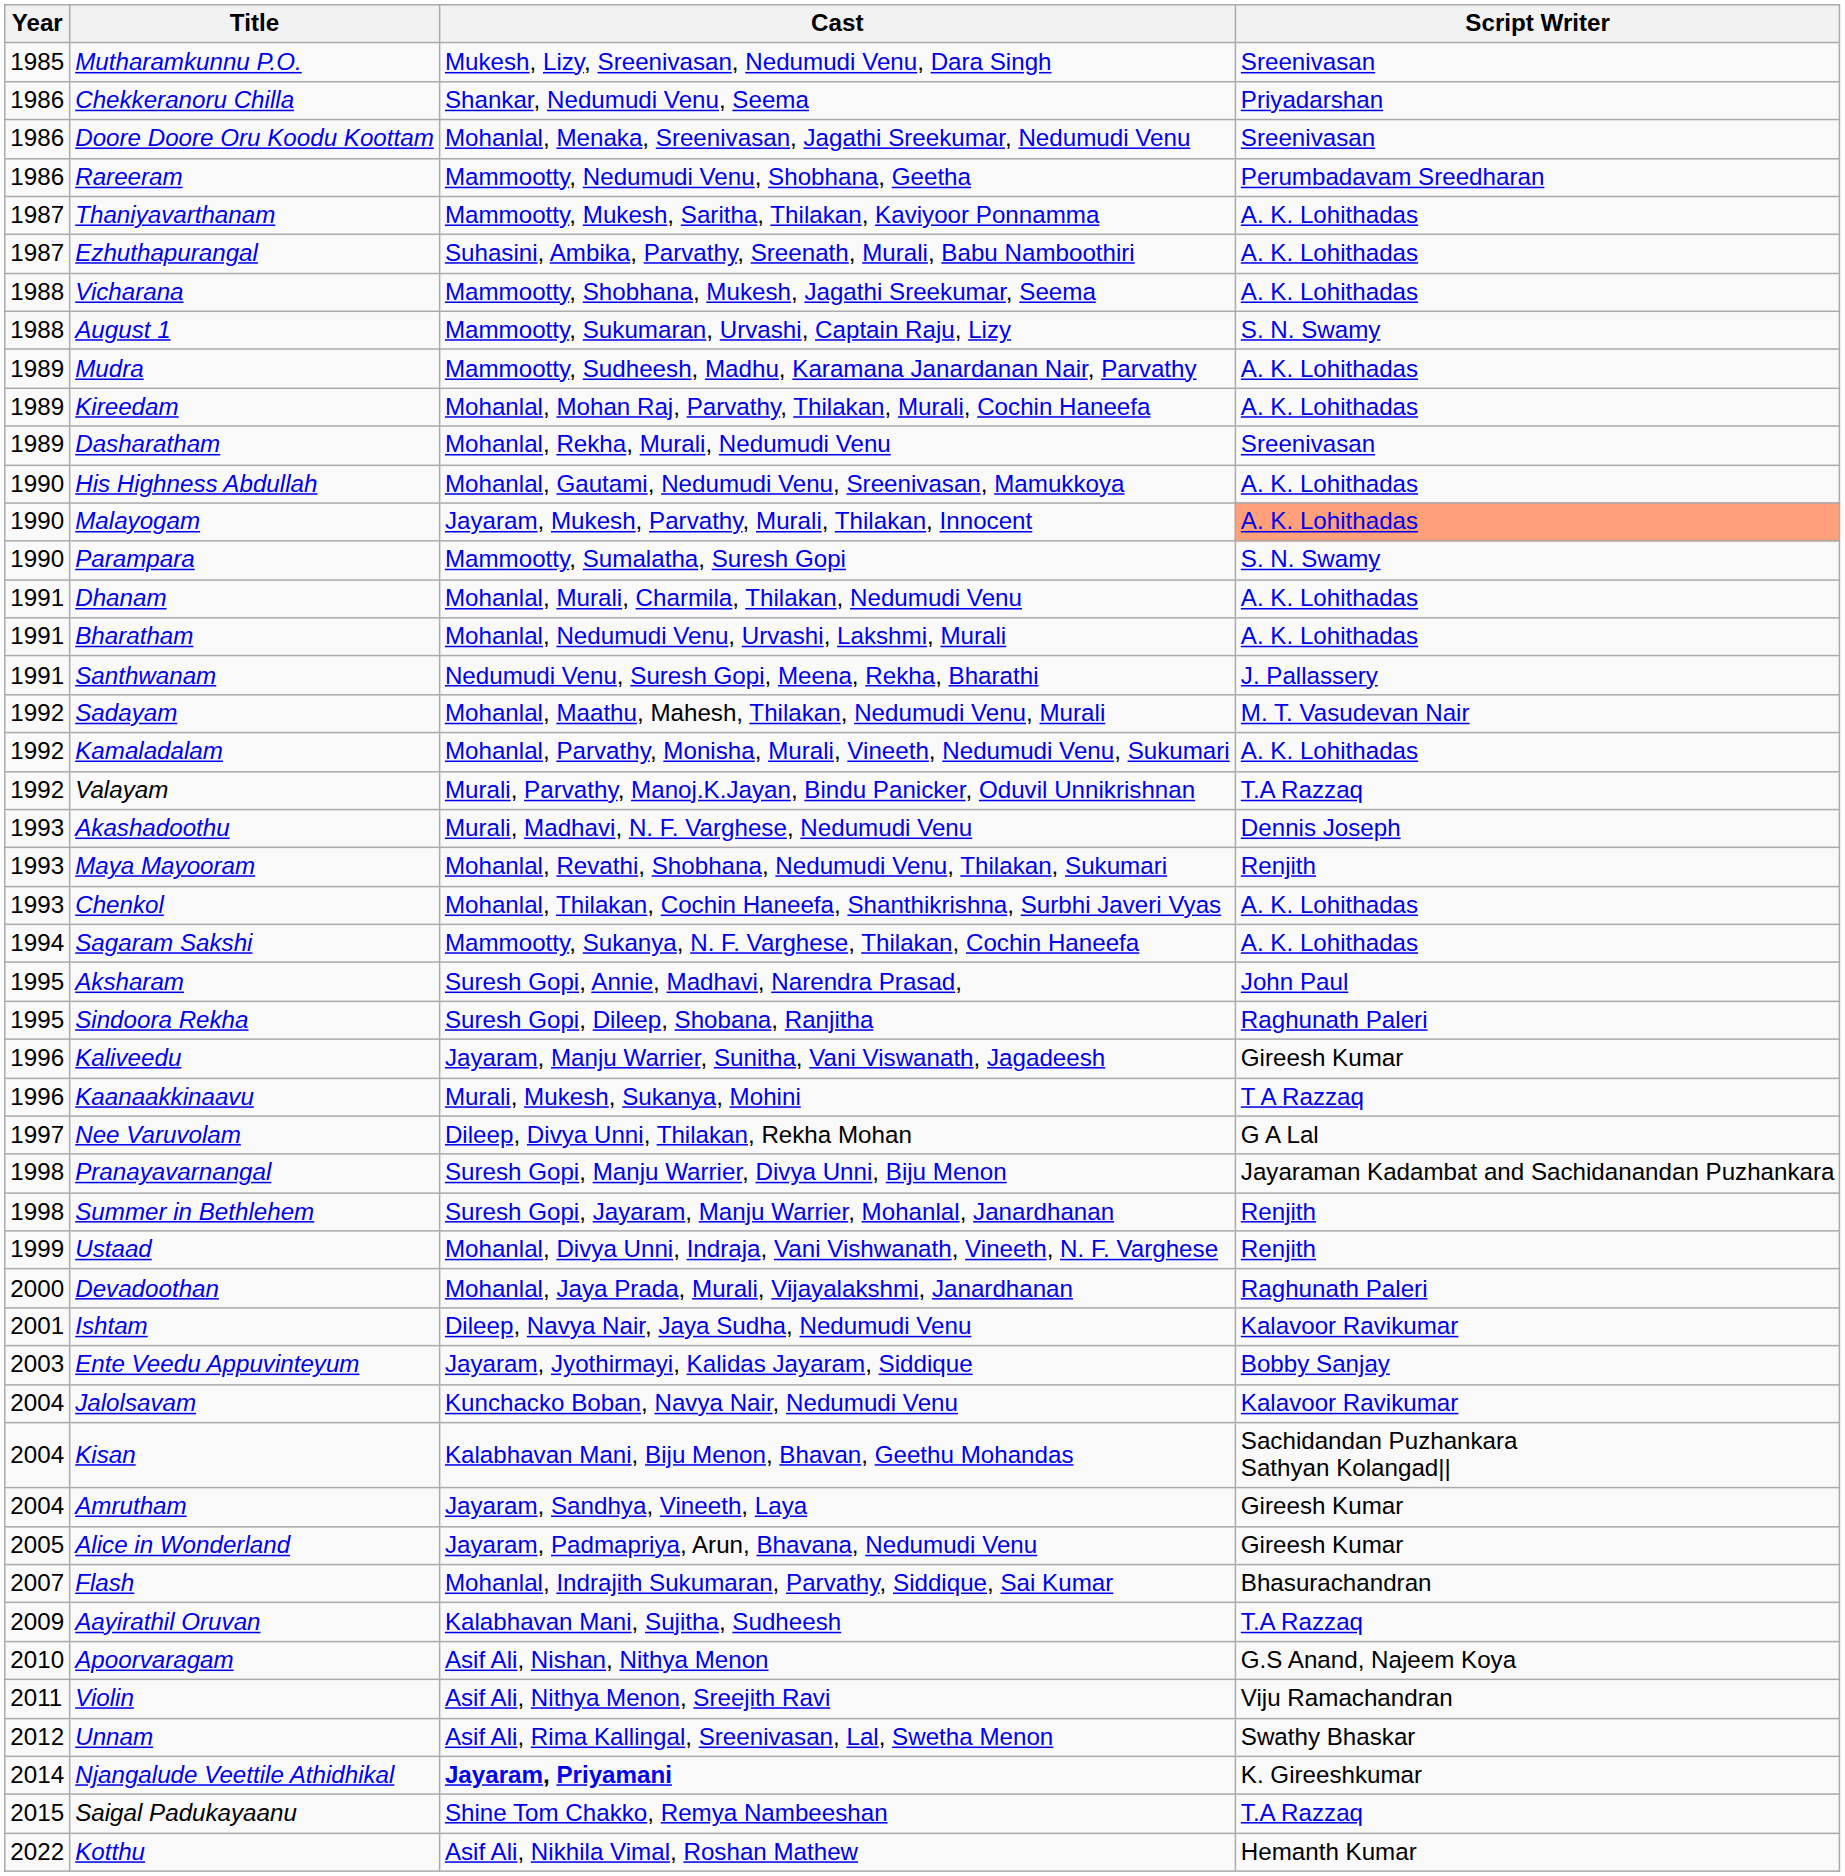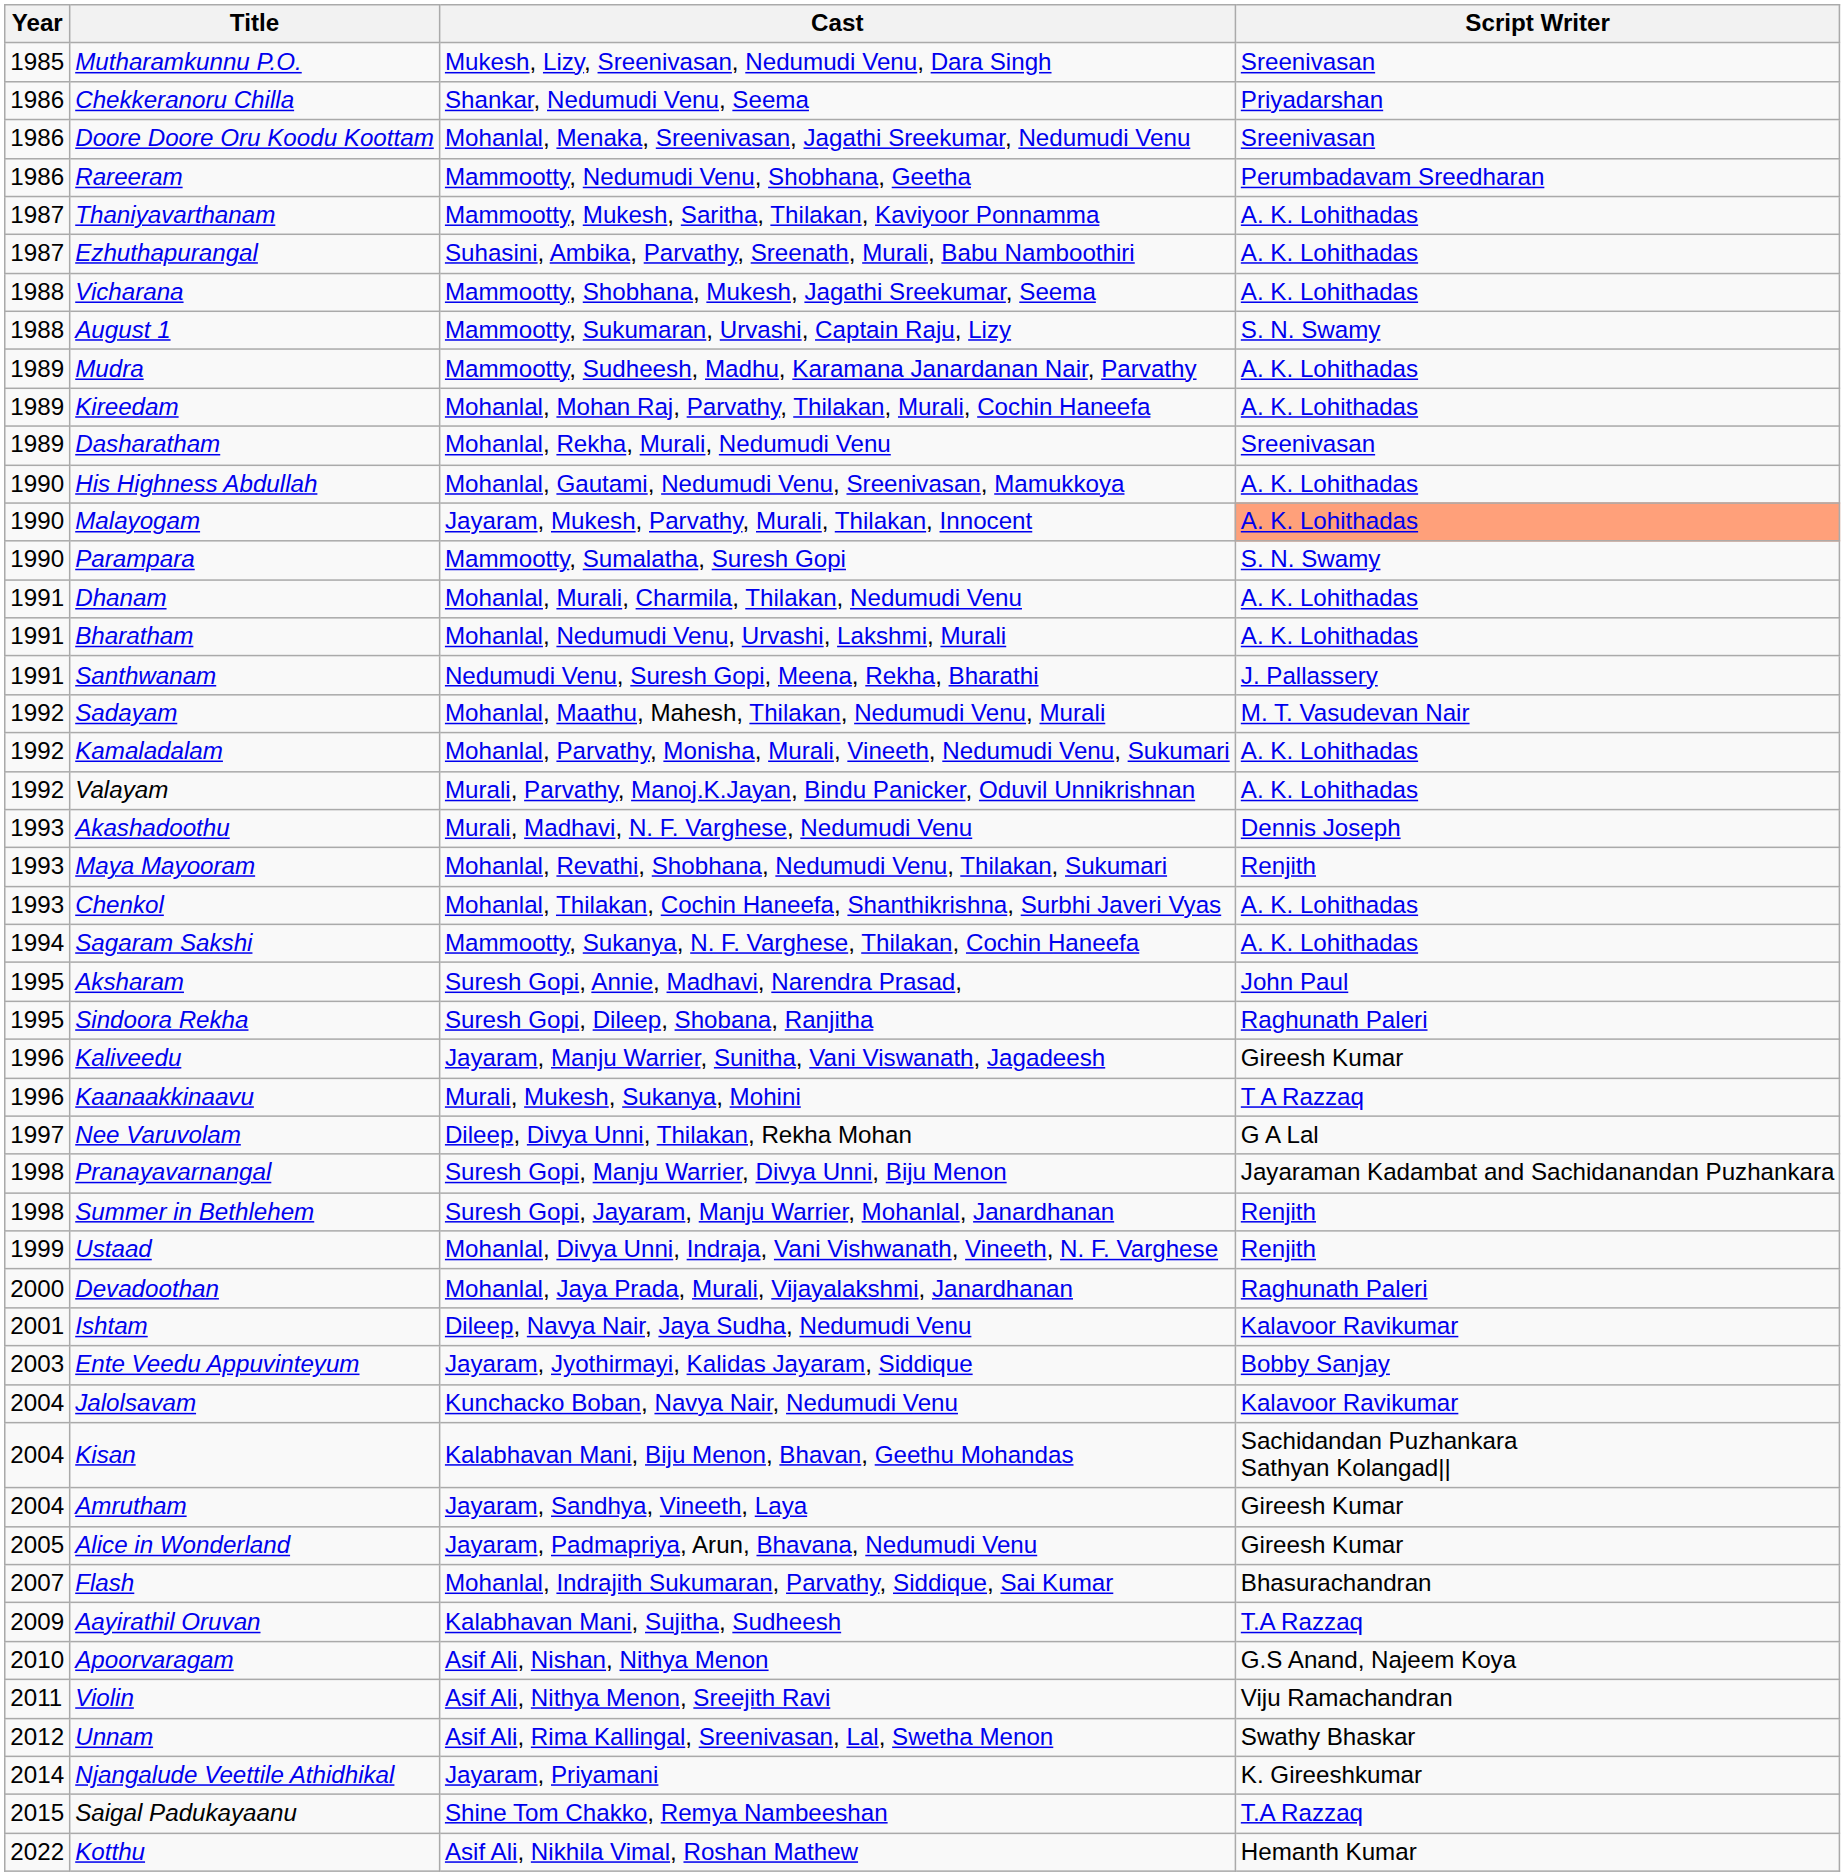(1302, 789) T.A Razzaq -> (1329, 789) A. K. Lohithadas
(558, 1775) bold -> (552, 1775) normal
